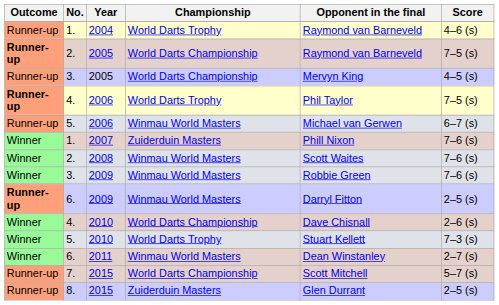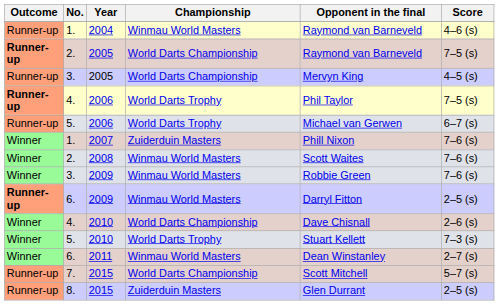(175, 30) World Darts Trophy -> (184, 30) Winmau World Masters
(184, 123) Winmau World Masters -> (175, 123) World Darts Trophy
